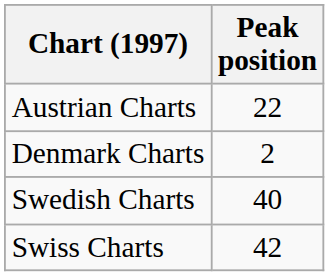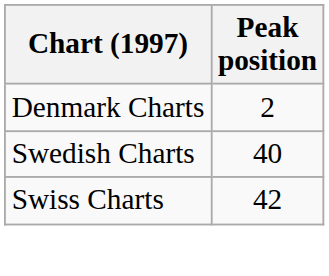- row: (104, 107)
